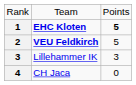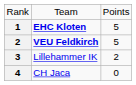(116, 27) bold -> (116, 27) normal
(116, 57) 3 -> (116, 57) 2
